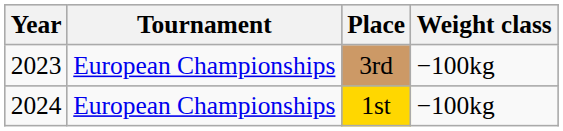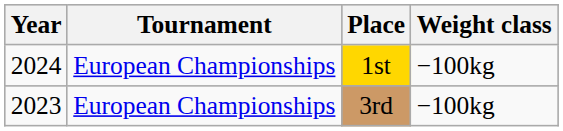rows swapped: (376, 65) <-> (376, 105)
